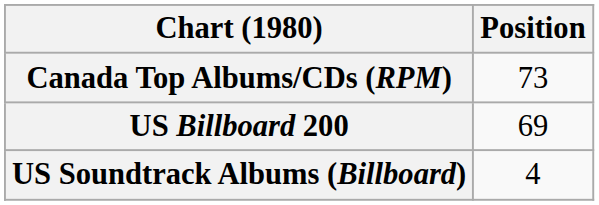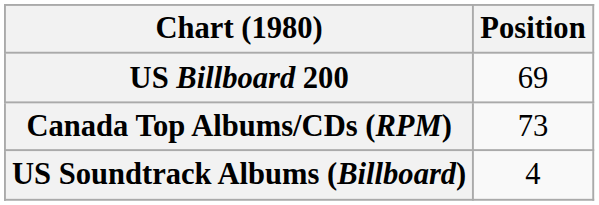rows swapped: (239, 77) <-> (239, 125)
